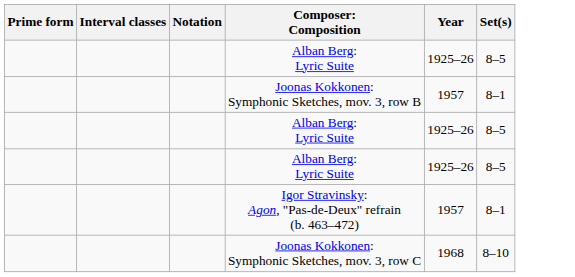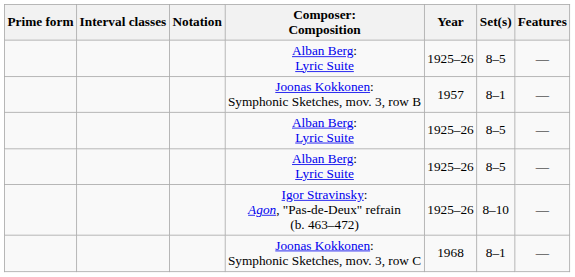+ column: (542, 22)
(450, 209) 1957 -> (450, 209) 1925–26
(496, 209) 8–1 -> (496, 209) 8–10
(496, 253) 8–10 -> (496, 253) 8–1
